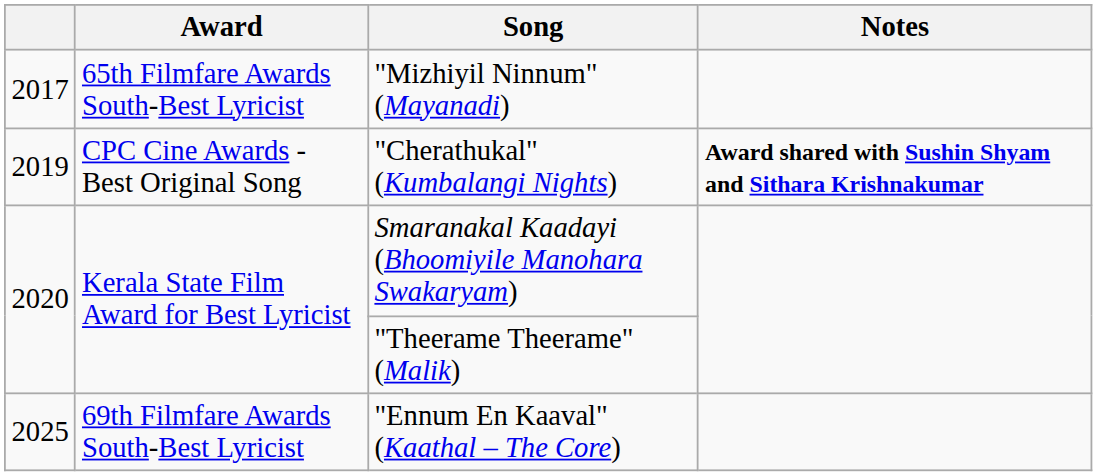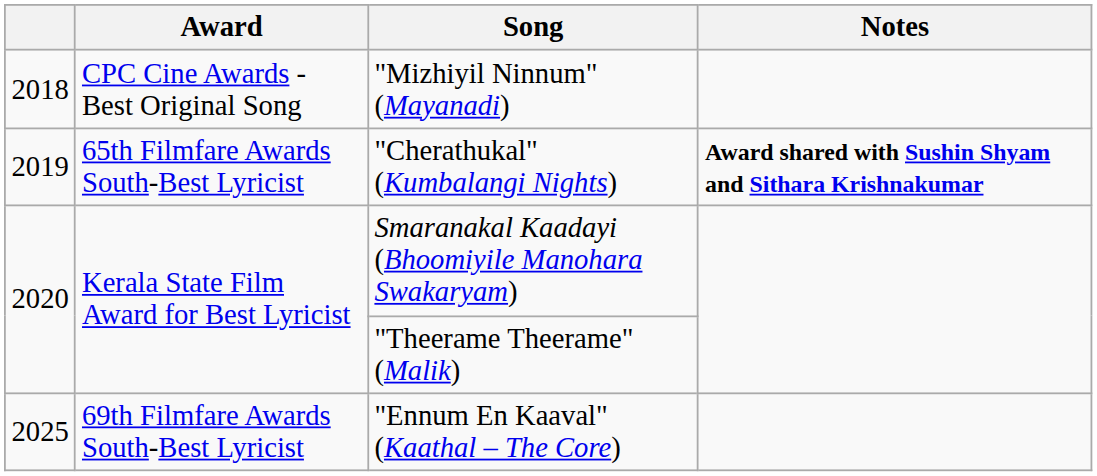(40, 88) 2017 -> (40, 88) 2018
(206, 88) 65th Filmfare Awards South-Best Lyricist -> (194, 88) CPC Cine Awards - Best Original Song
(194, 166) CPC Cine Awards - Best Original Song -> (206, 166) 65th Filmfare Awards South-Best Lyricist
